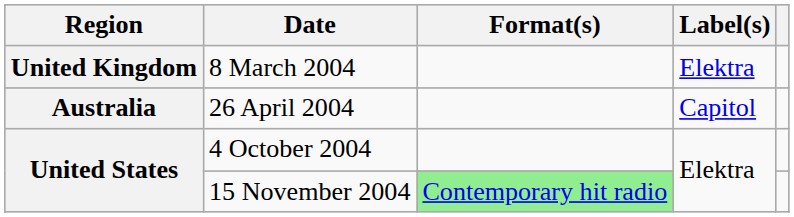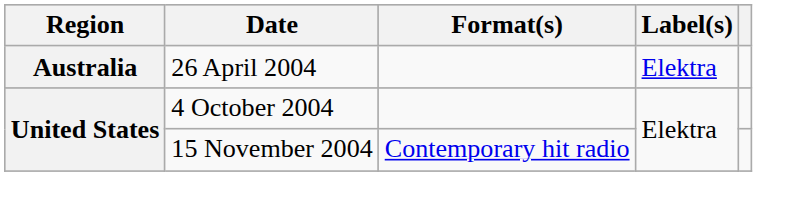- row: (282, 66)
(718, 107) Capitol -> (679, 66) Elektra
(545, 190) lightgreen background -> (507, 149) no background
